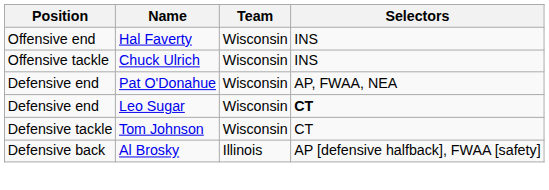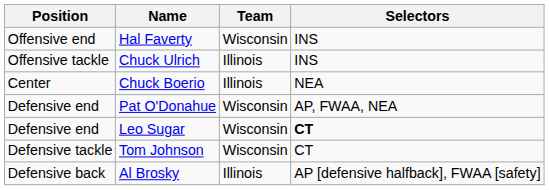(255, 61) Wisconsin -> (243, 61) Illinois
+ row: (162, 84)
